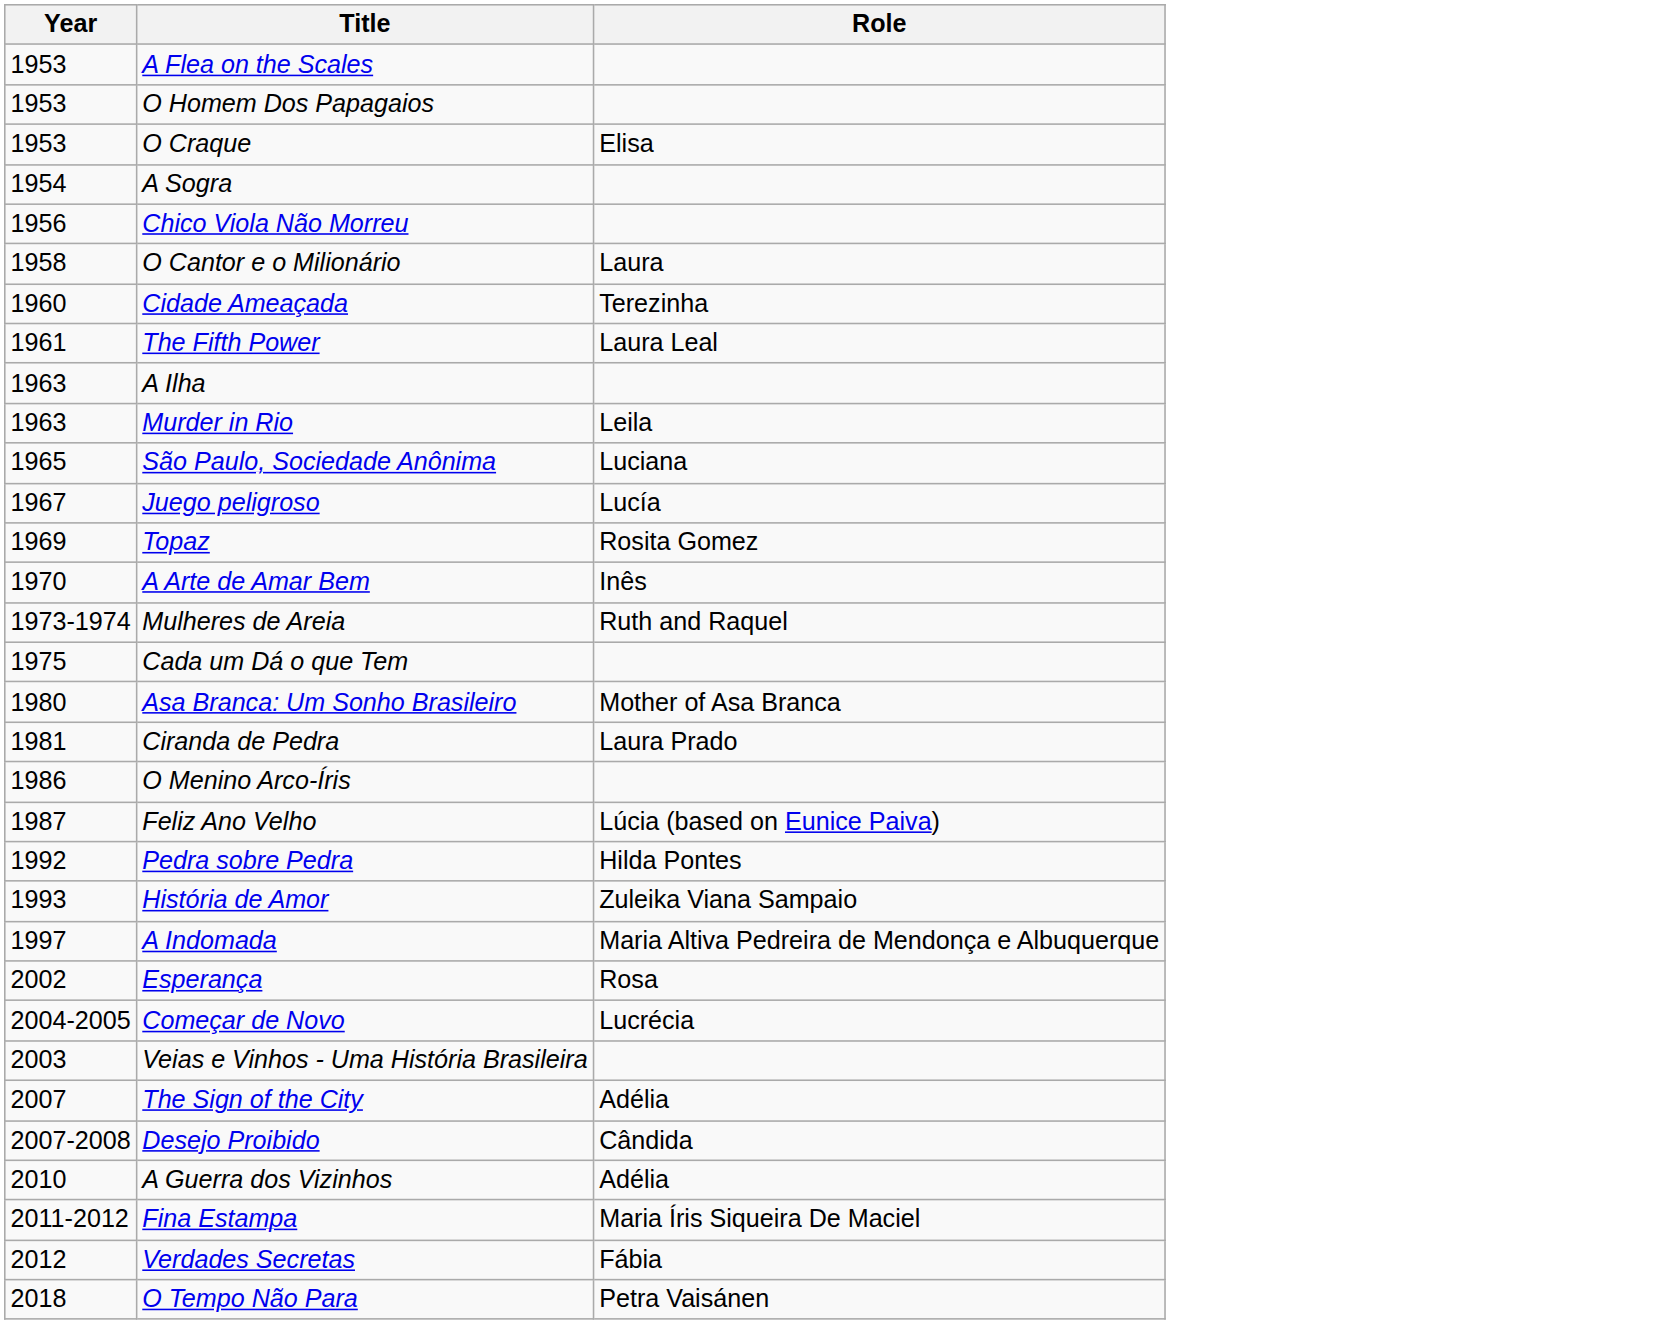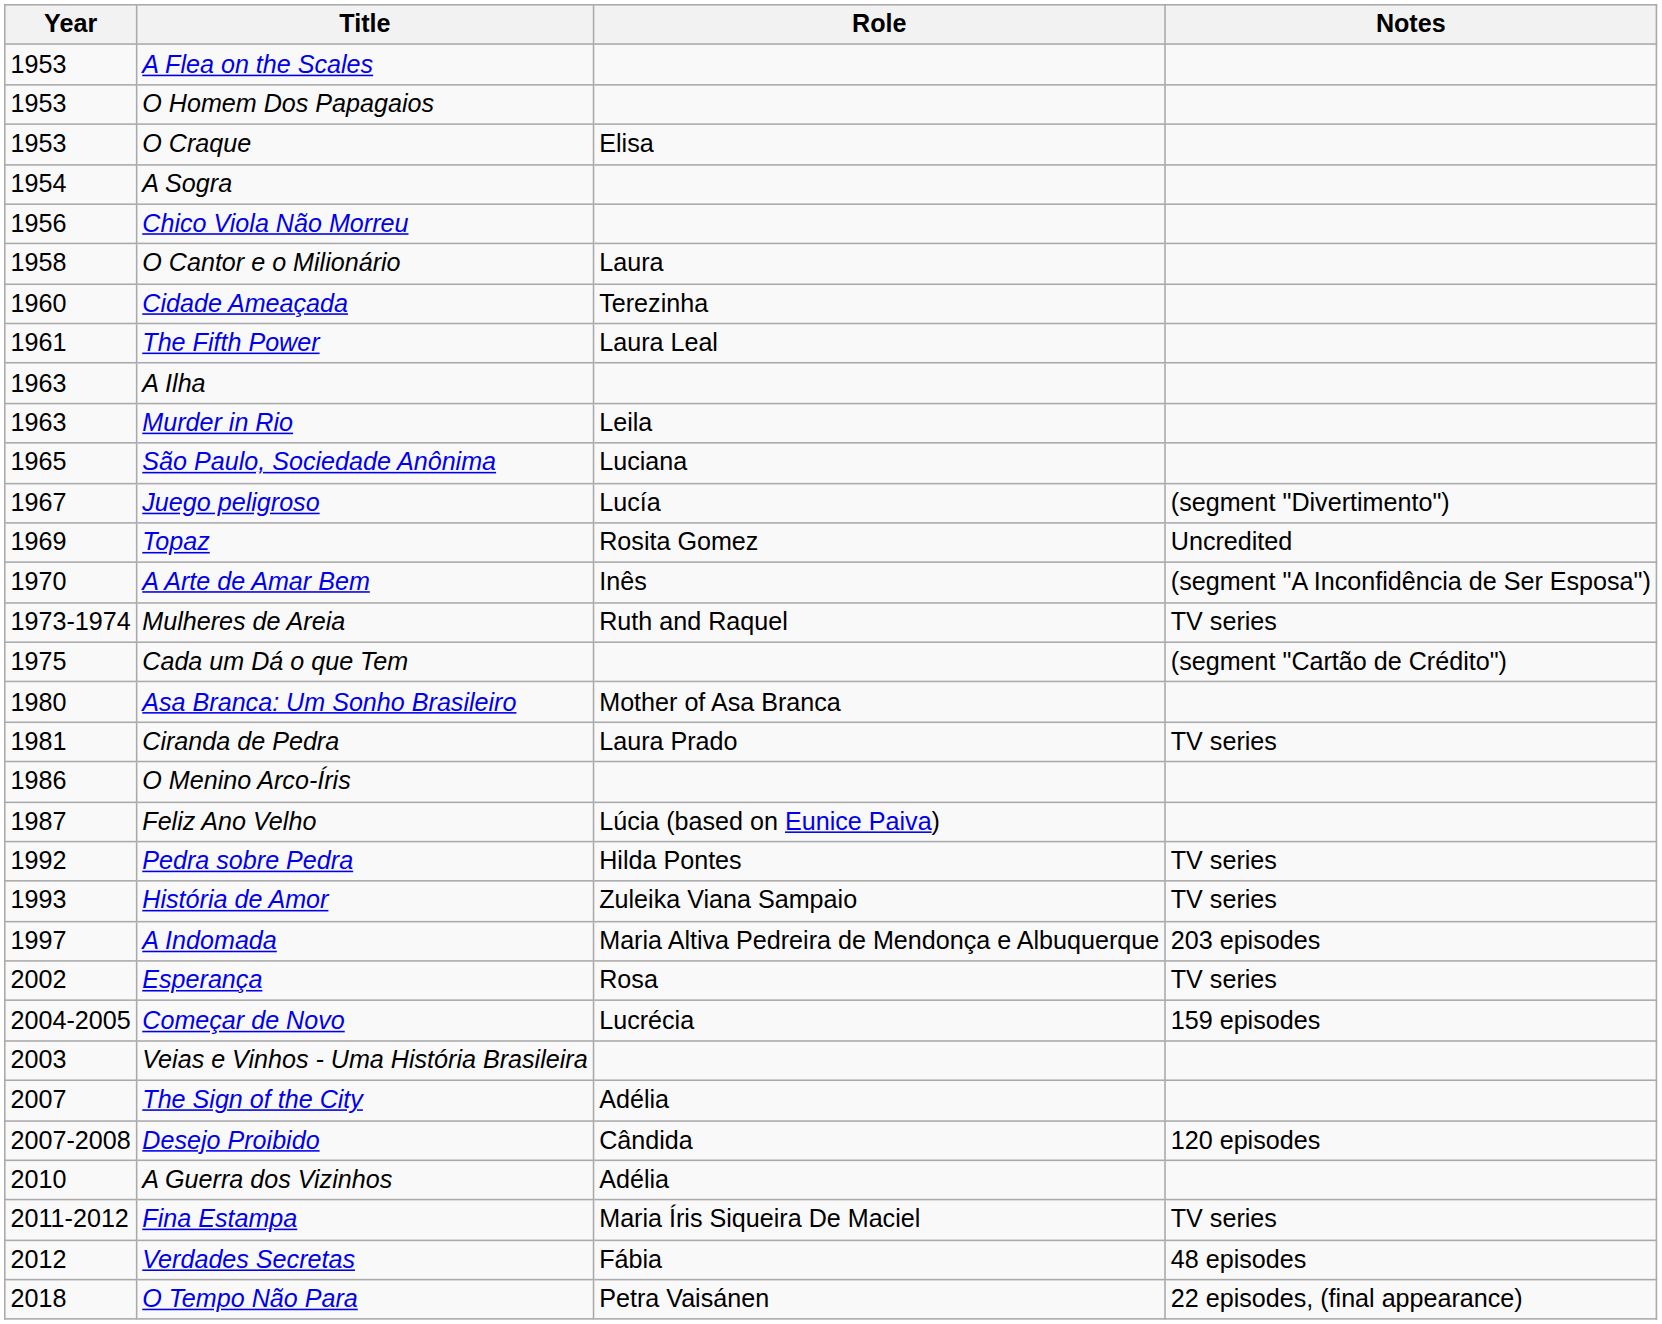+ column: (1411, 24)
